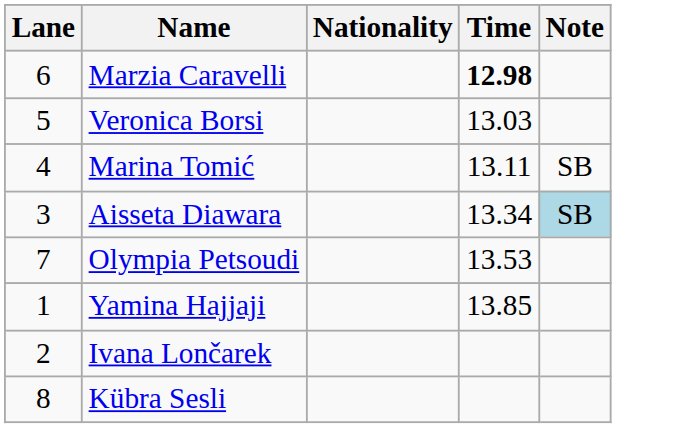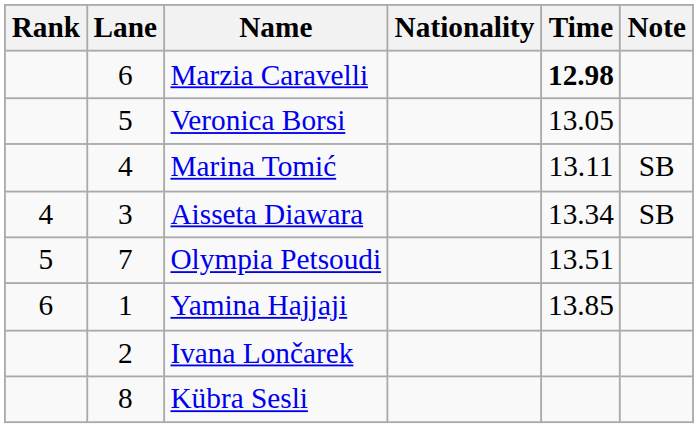+ column: (46, 27)
(499, 120) 13.03 -> (581, 120) 13.05
(575, 213) lightblue background -> (657, 213) no background
(499, 259) 13.53 -> (581, 259) 13.51
